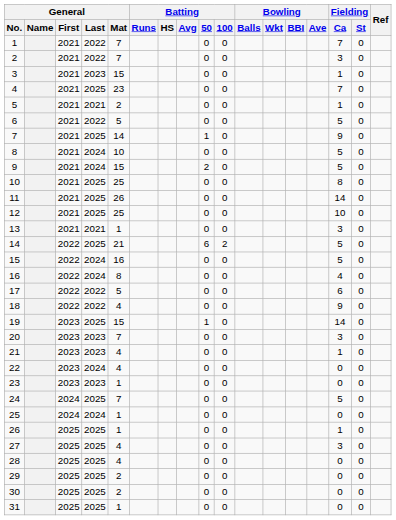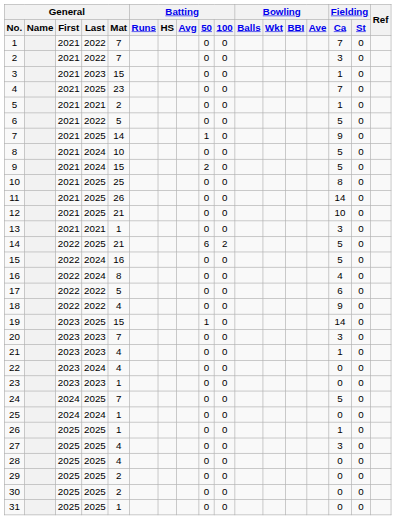(119, 213) 25 -> (119, 213) 21
